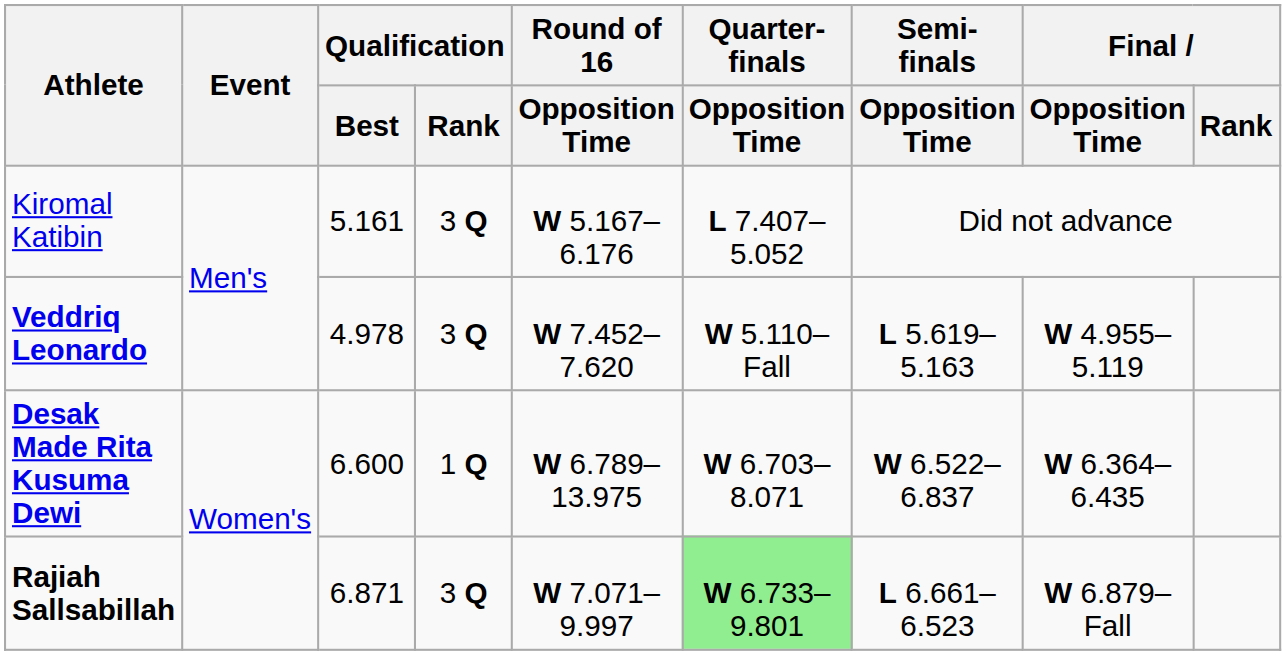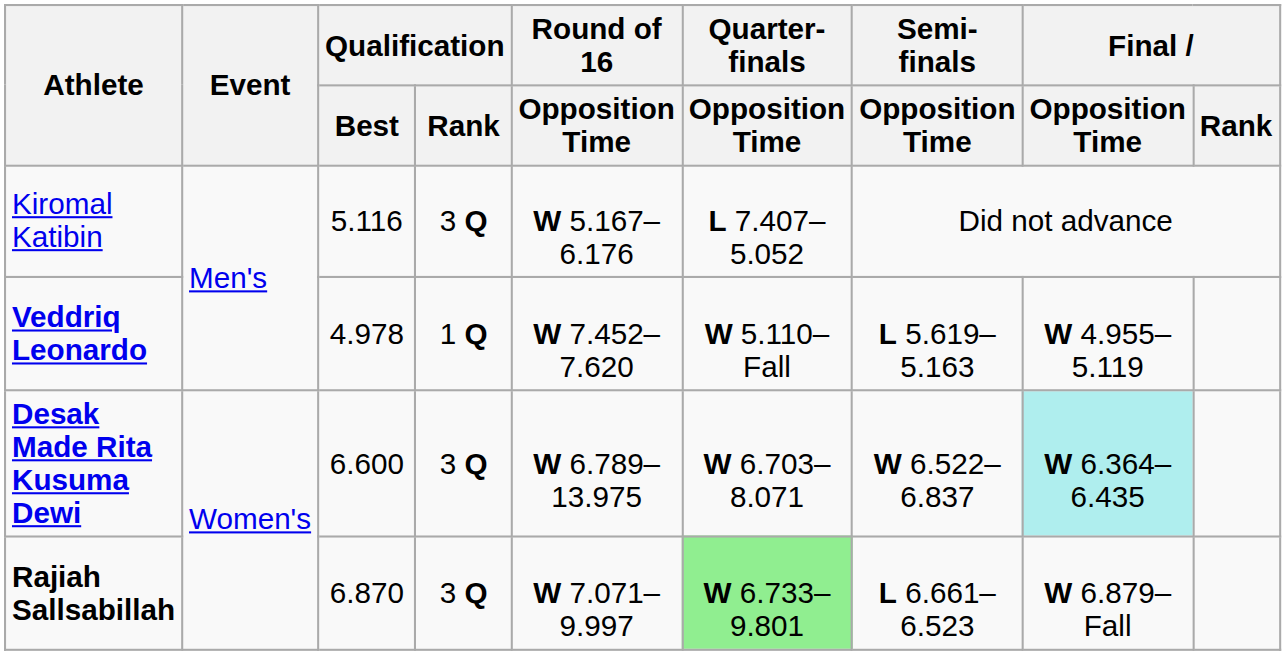(367, 221) 5.161 -> (367, 221) 5.116
(464, 334) 3 Q -> (464, 334) 1 Q
(464, 464) 1 Q -> (464, 464) 3 Q
(1108, 480) no background -> (1108, 480) paleturquoise background
(367, 593) 6.871 -> (367, 593) 6.870
